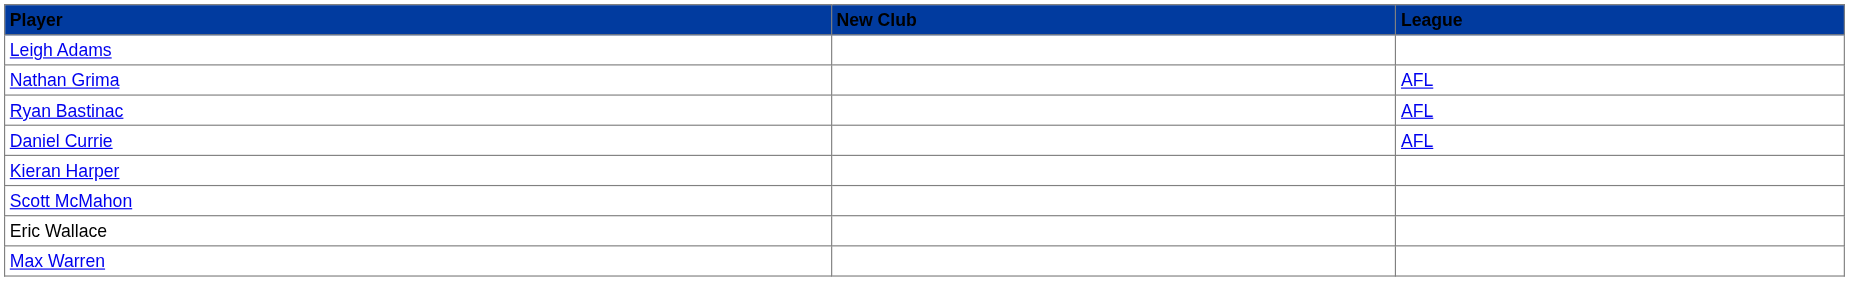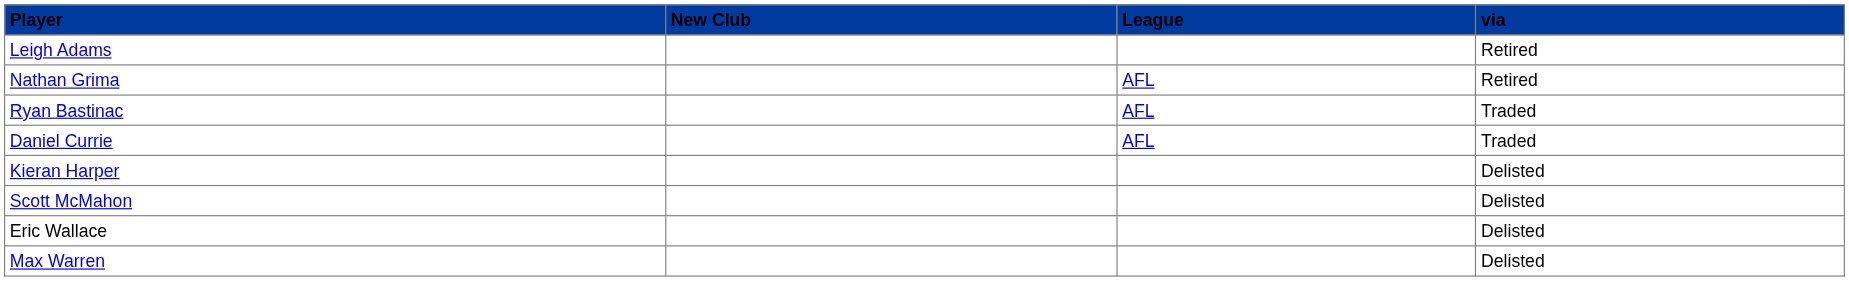+ column: (1493, 20)
